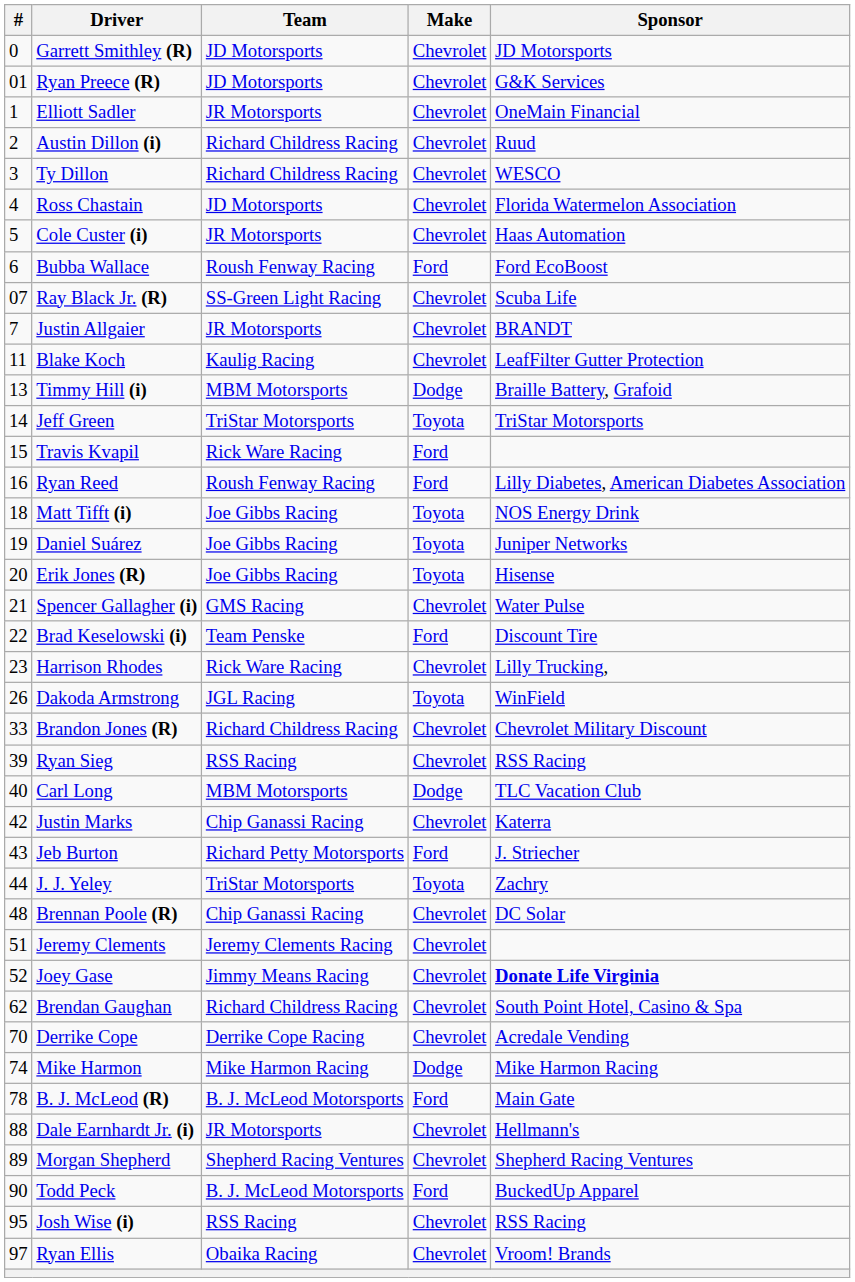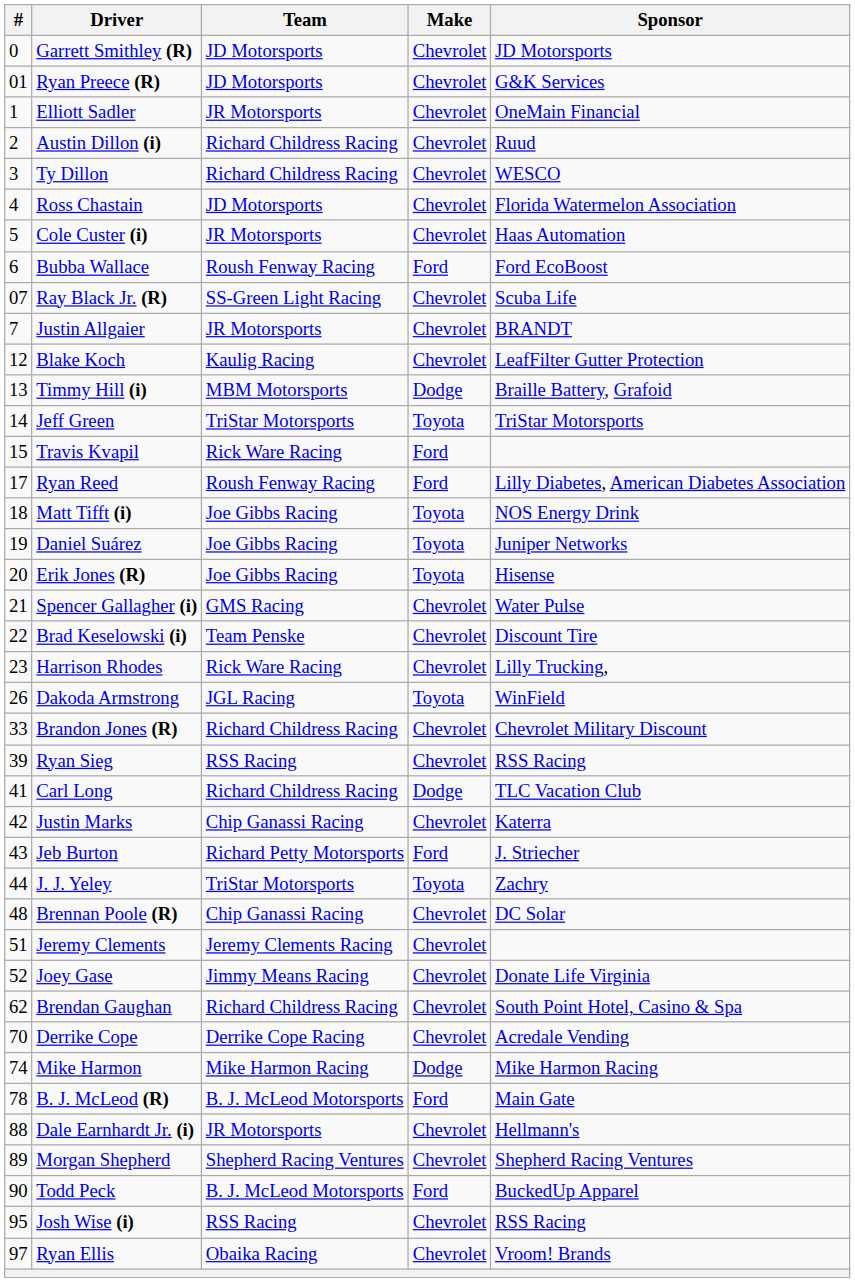(18, 359) 11 -> (18, 359) 12
(18, 482) 16 -> (18, 482) 17
(430, 636) Ford -> (450, 636) Chevrolet
(18, 790) 40 -> (18, 790) 41
(277, 790) MBM Motorsports -> (302, 790) Richard Childress Racing
(577, 975) bold -> (573, 975) normal
